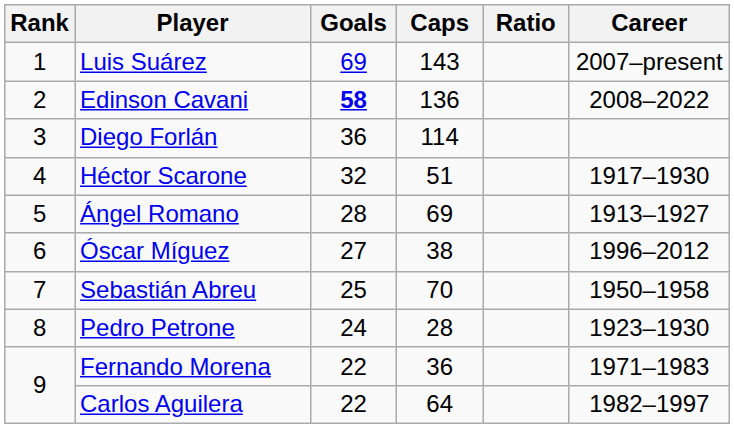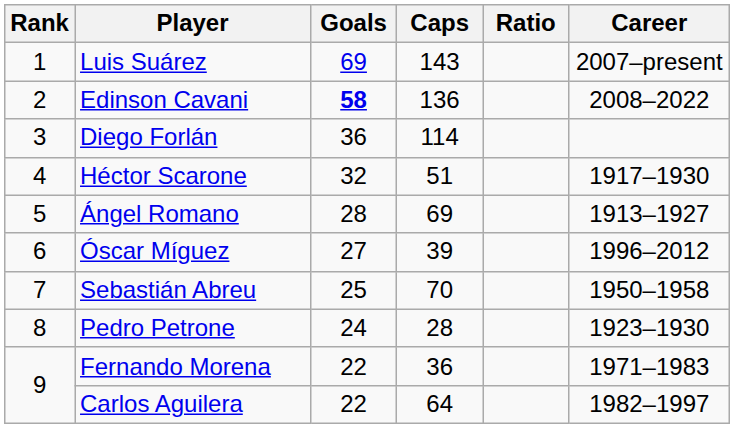(440, 251) 38 -> (440, 251) 39
